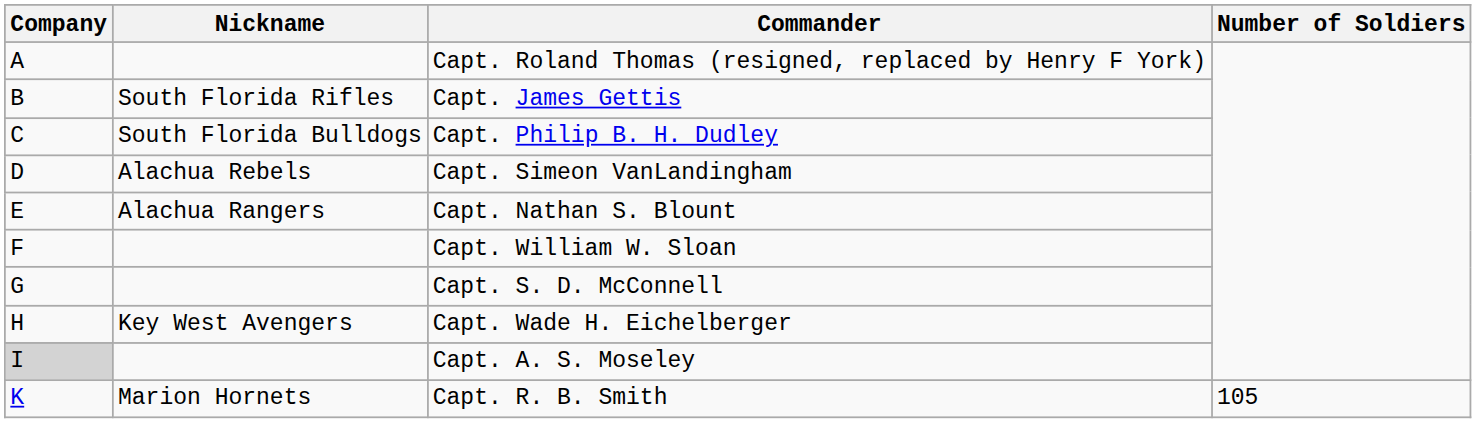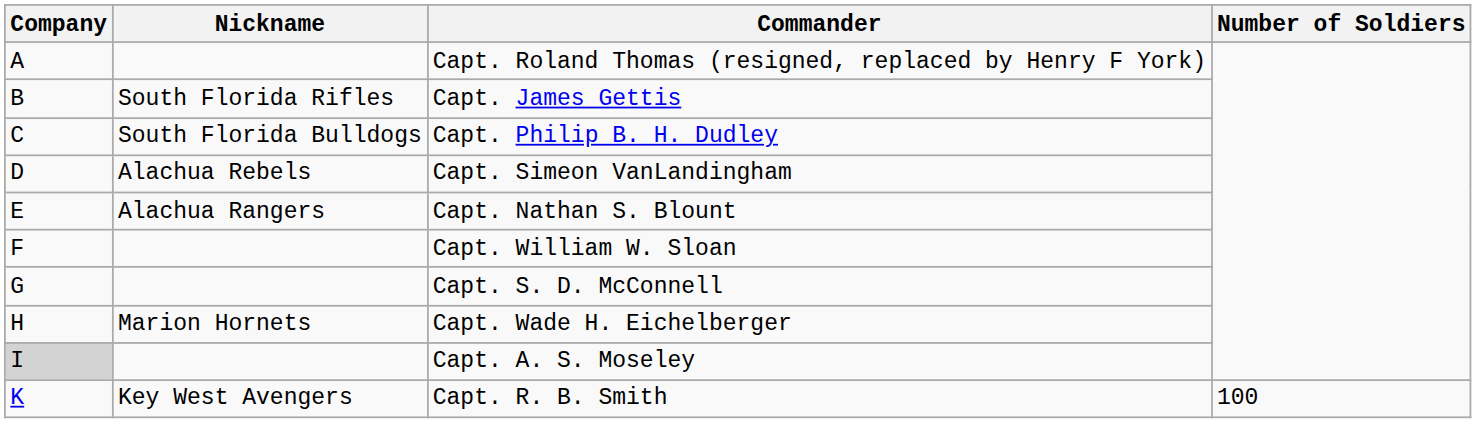(235, 324) Key West Avengers -> (215, 324) Marion Hornets
(215, 399) Marion Hornets -> (235, 399) Key West Avengers
(1238, 399) 105 -> (1238, 399) 100
